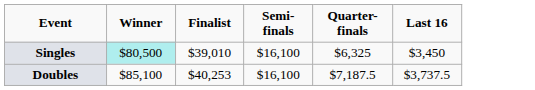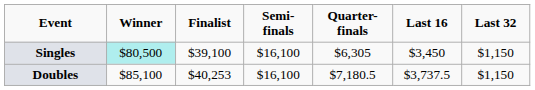+ column: (496, 23)
(210, 53) $39,010 -> (210, 53) $39,100
(353, 53) $6,325 -> (353, 53) $6,305
(353, 75) $7,187.5 -> (353, 75) $7,180.5
